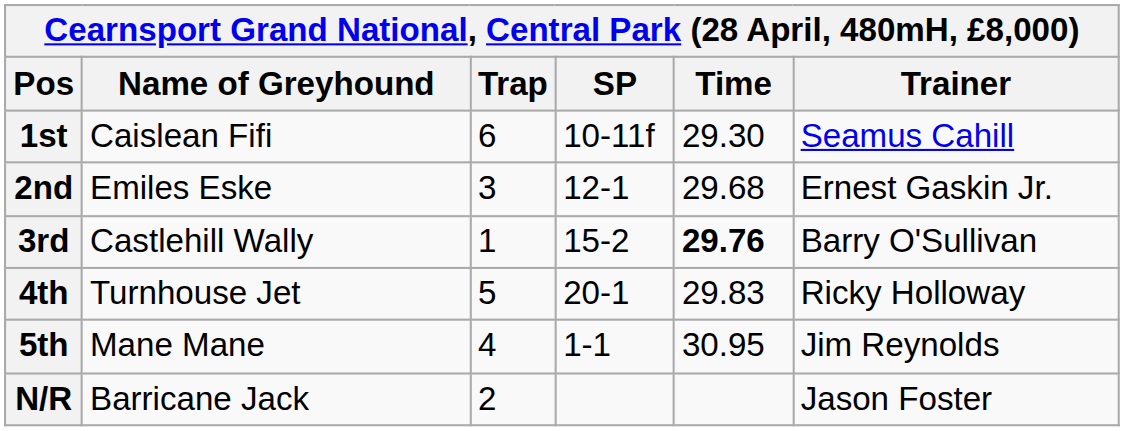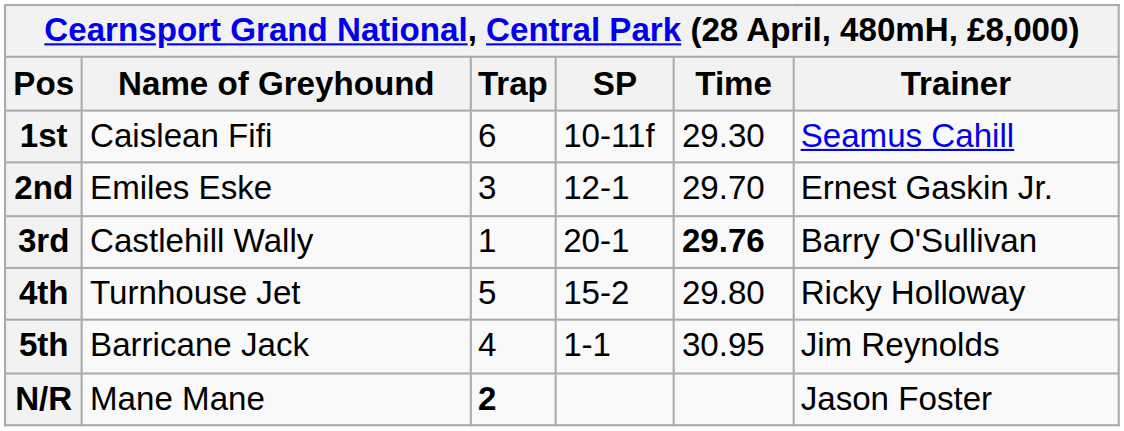(723, 188) 29.68 -> (723, 188) 29.70
(596, 240) 15-2 -> (596, 240) 20-1
(596, 293) 20-1 -> (596, 293) 15-2
(723, 293) 29.83 -> (723, 293) 29.80
(177, 345) Mane Mane -> (200, 345) Barricane Jack
(200, 398) Barricane Jack -> (177, 398) Mane Mane
(487, 398) normal -> (487, 398) bold
